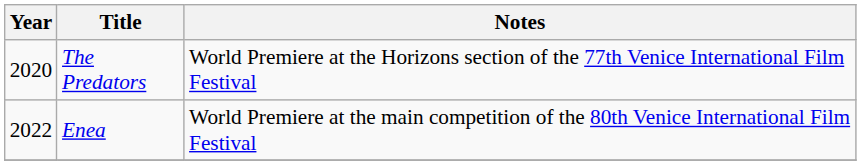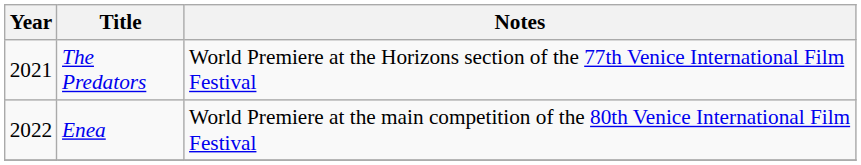(31, 69) 2020 -> (31, 69) 2021
